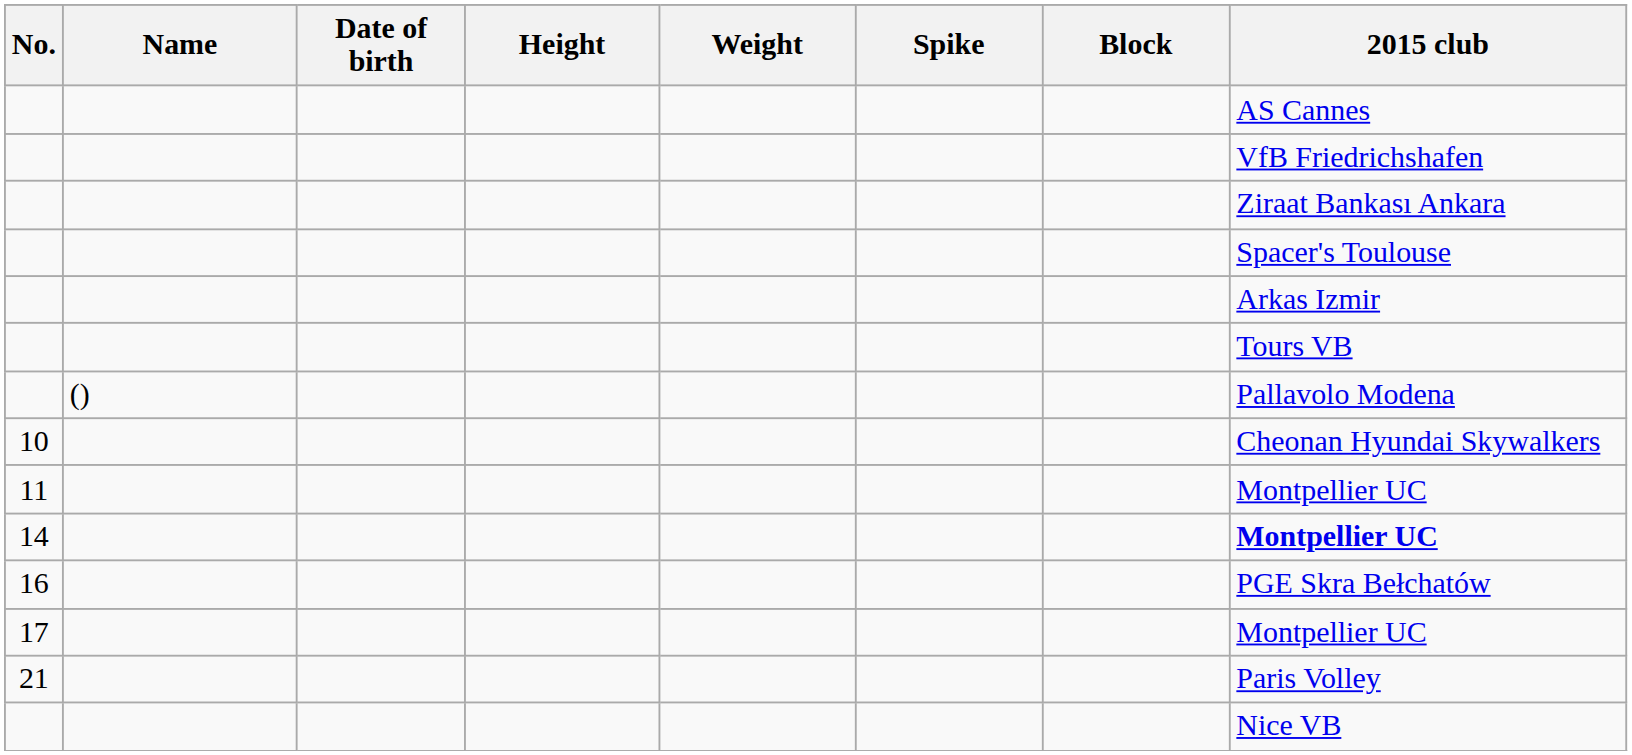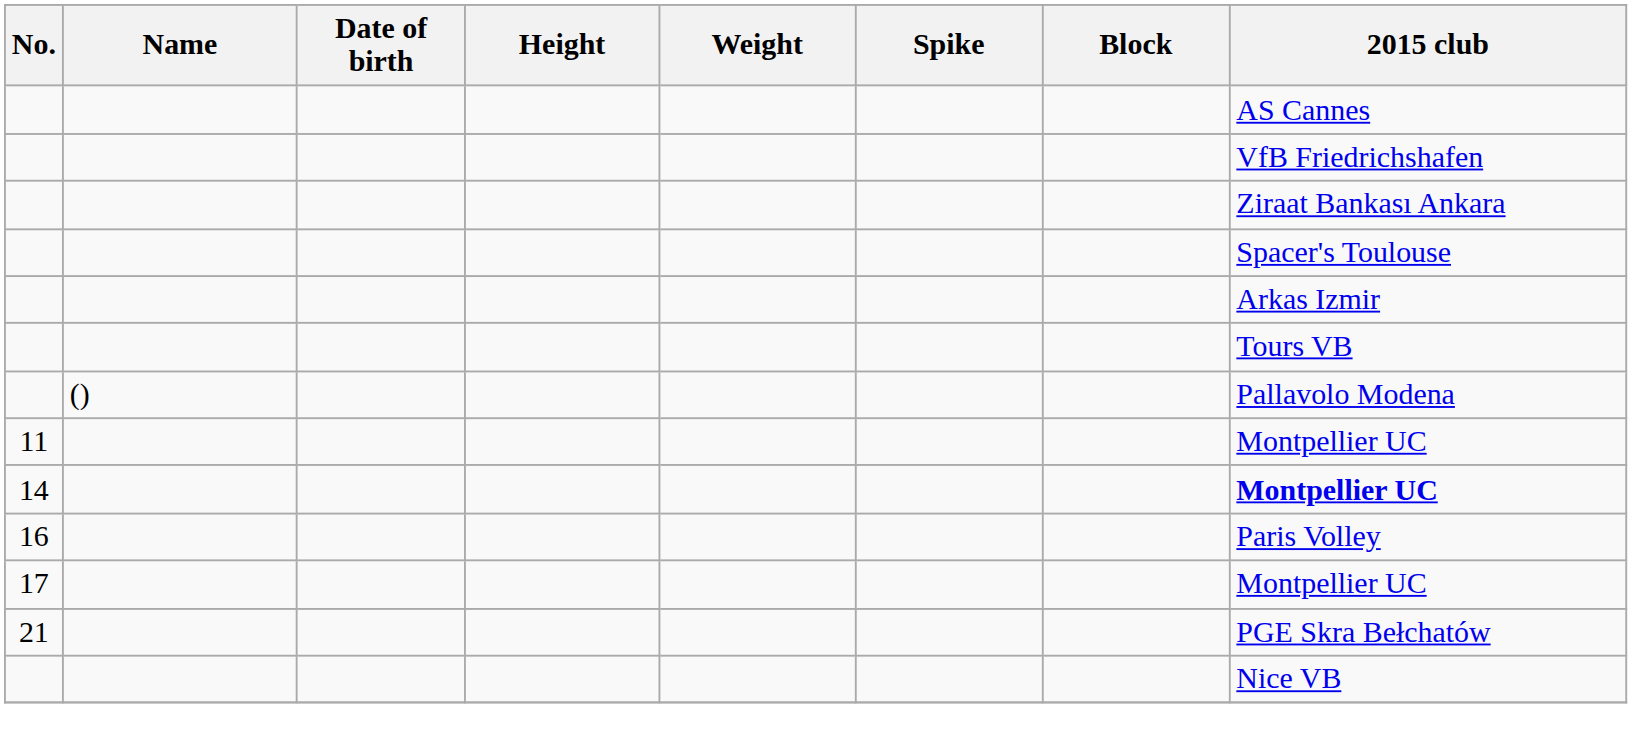- row: (34, 441)
(1364, 583) PGE Skra Bełchatów -> (1309, 536) Paris Volley
(1309, 678) Paris Volley -> (1364, 631) PGE Skra Bełchatów
